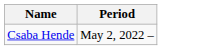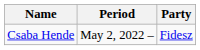+ column: (176, 14)
